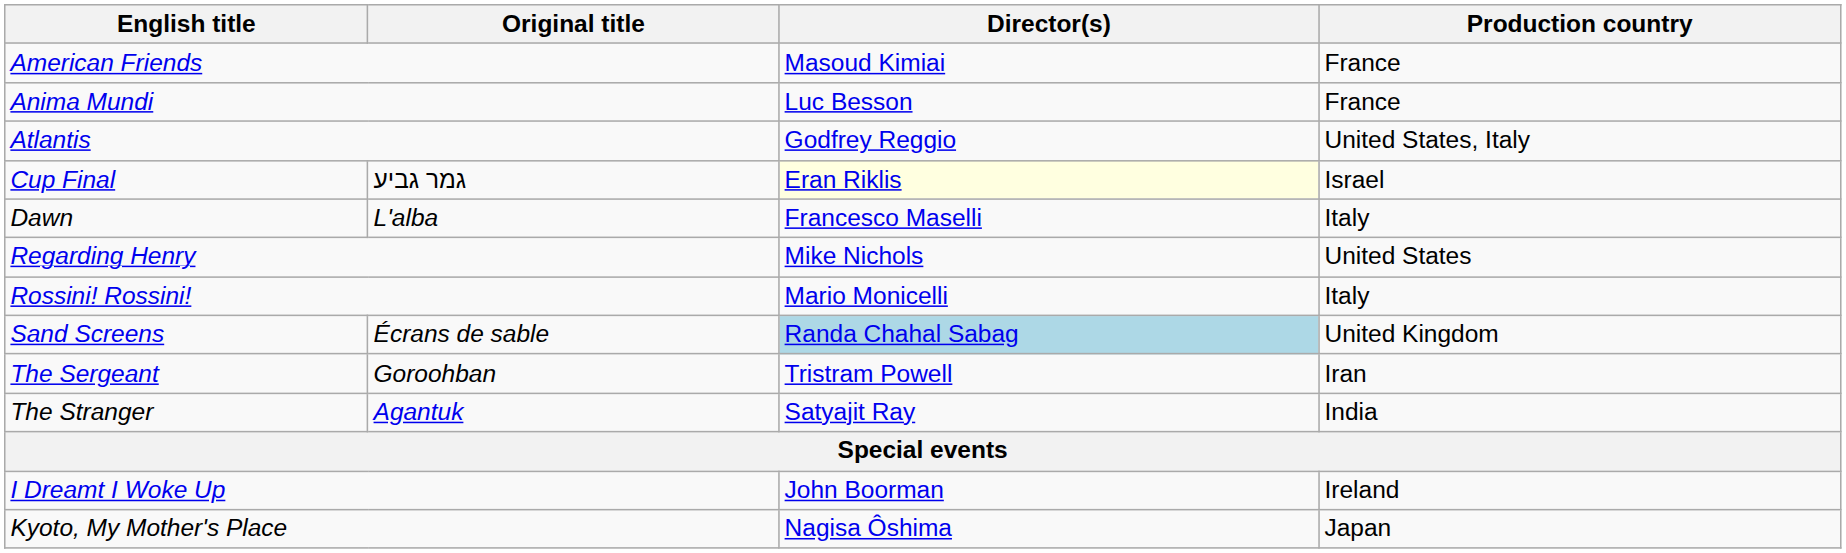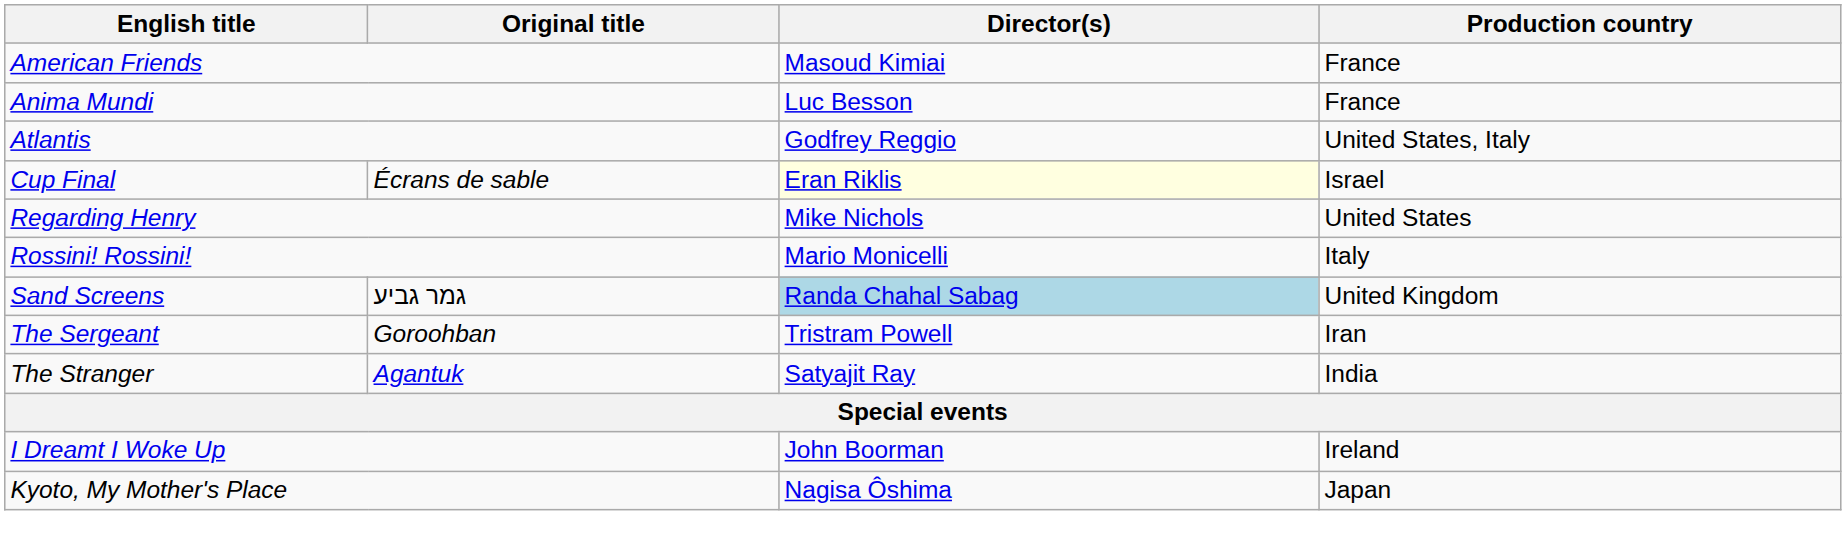(420, 179) גמר גביע -> (461, 179) Écrans de sable
- row: (42, 218)
(461, 334) Écrans de sable -> (420, 295) גמר גביע
